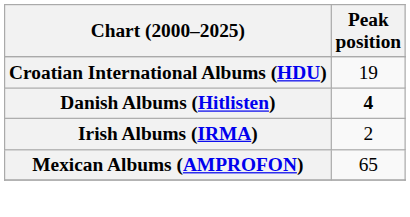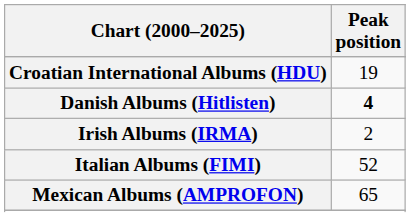+ row: (168, 164)
